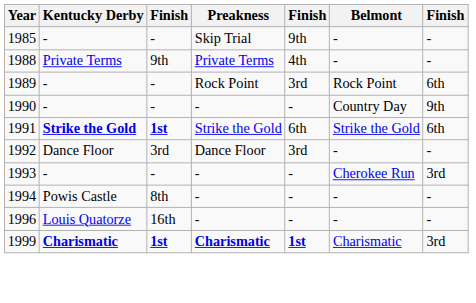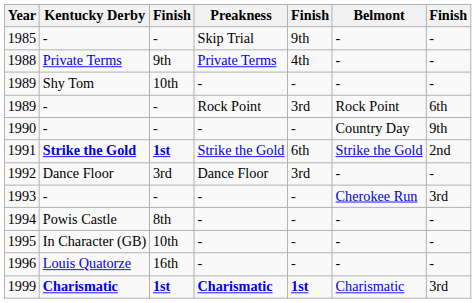+ row: (22, 83)
(436, 128) 6th -> (440, 151) 2nd
+ row: (22, 241)
